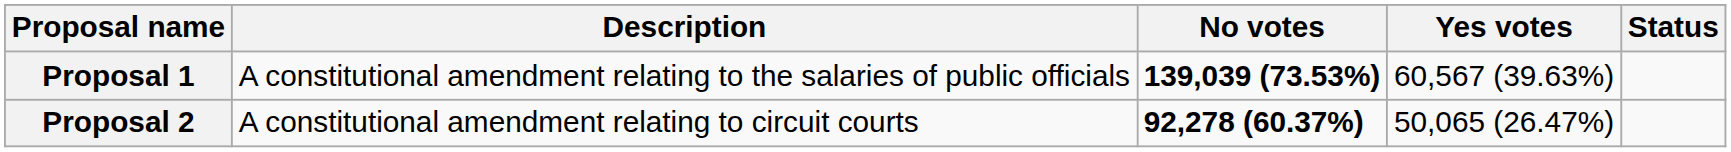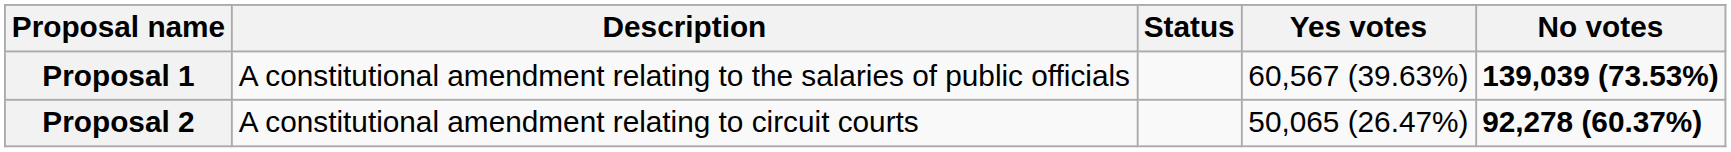columns swapped: (1673, 28) <-> (1262, 28)
